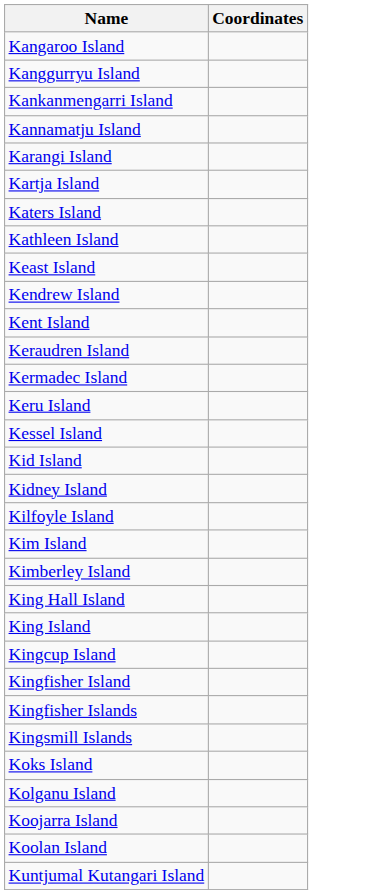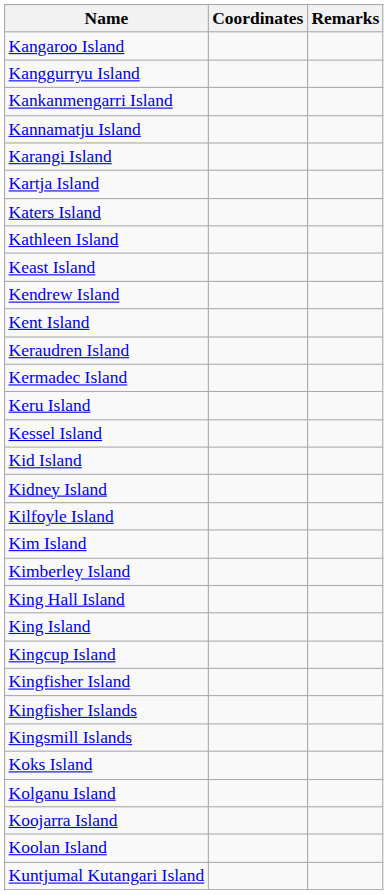+ column: (345, 18)
